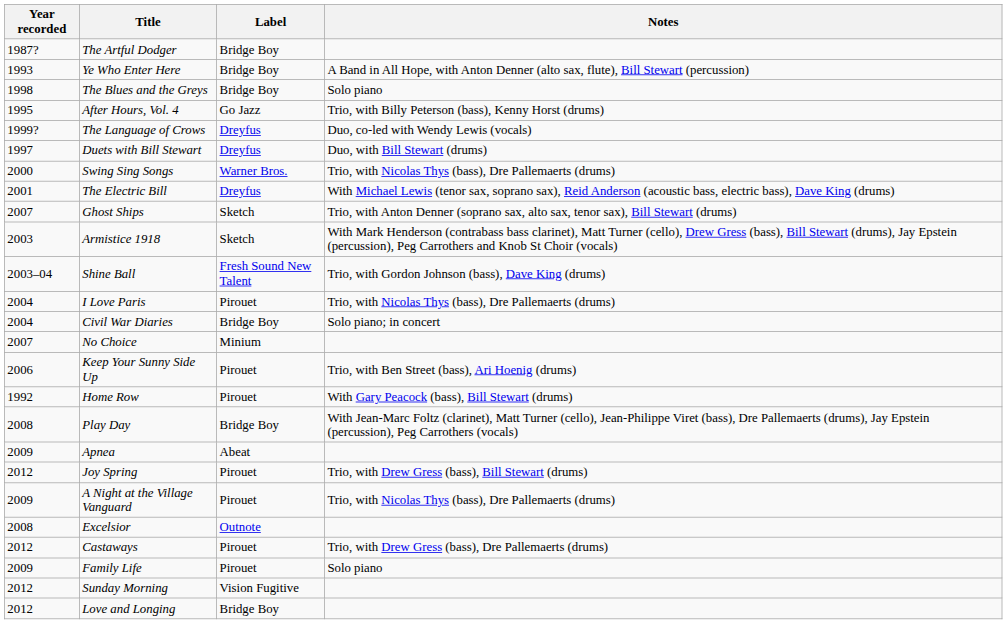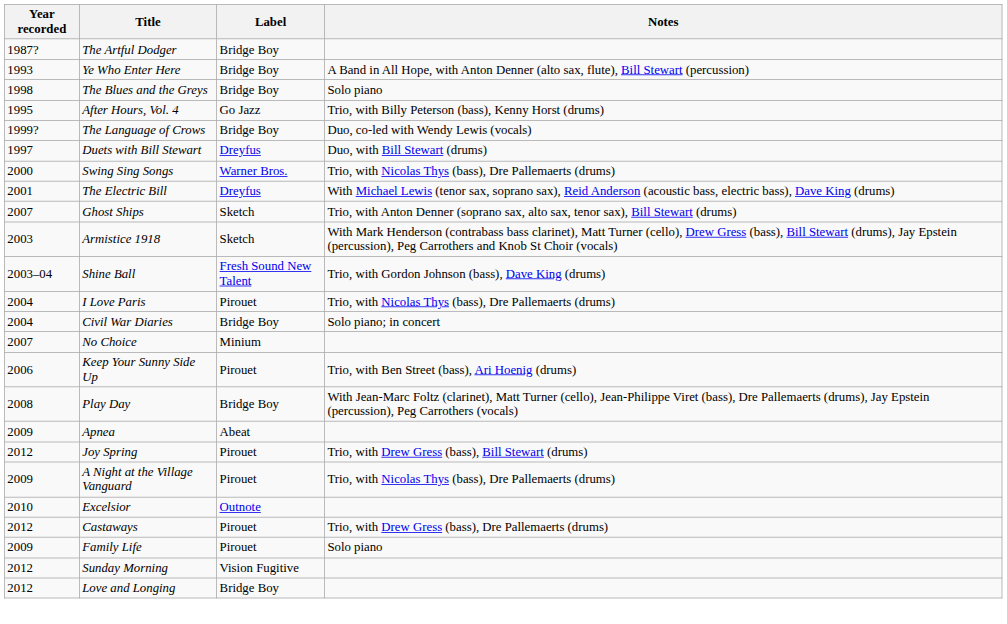(240, 130) Dreyfus -> (249, 130) Bridge Boy
- row: (111, 397)
(20, 527) 2008 -> (20, 507) 2010
